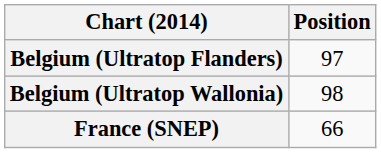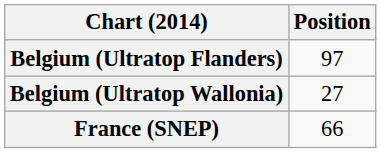(332, 93) 98 -> (332, 93) 27
